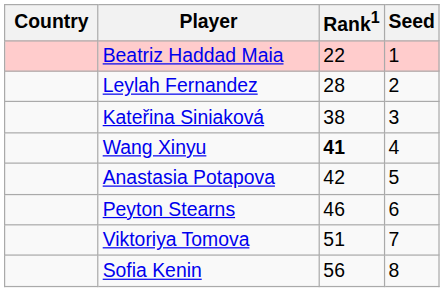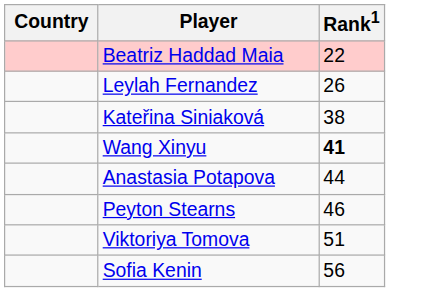- column: (412, 22)
(334, 86) 28 -> (334, 86) 26
(334, 178) 42 -> (334, 178) 44
